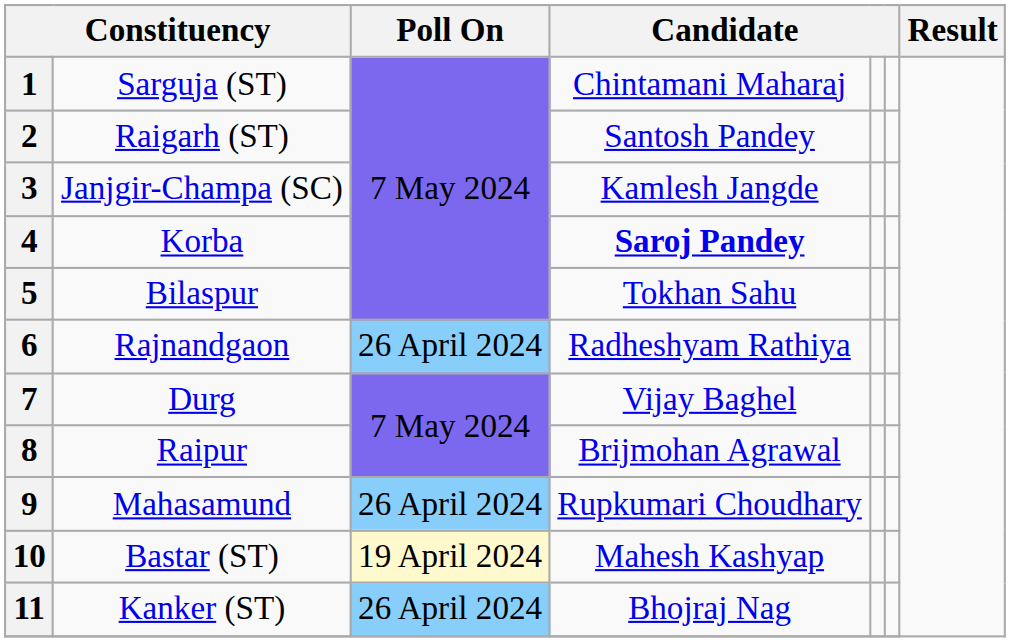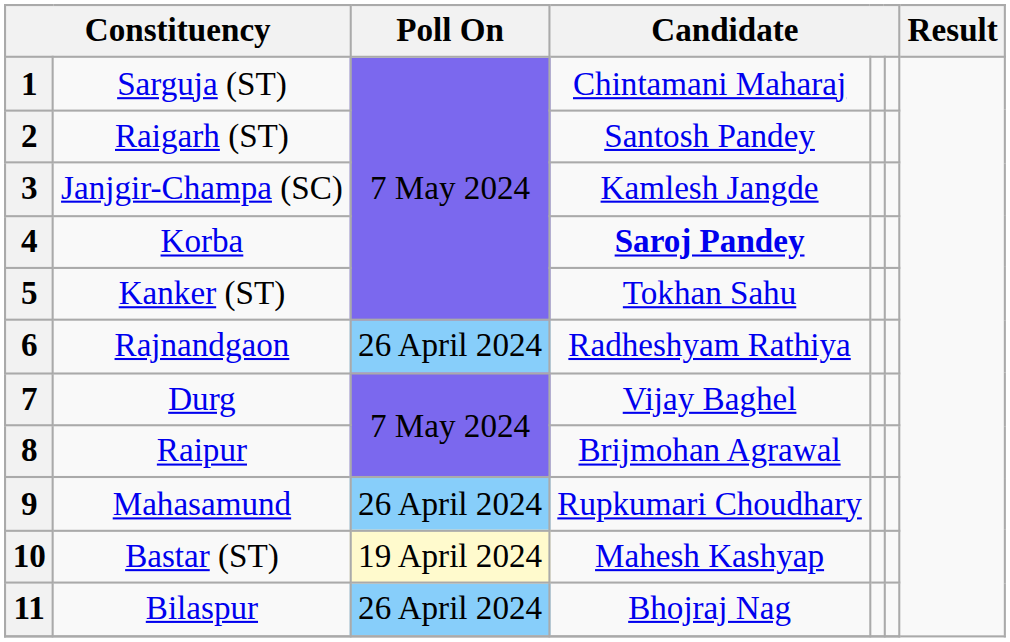(202, 293) Bilaspur -> (202, 293) Kanker (ST)
(202, 608) Kanker (ST) -> (202, 608) Bilaspur
